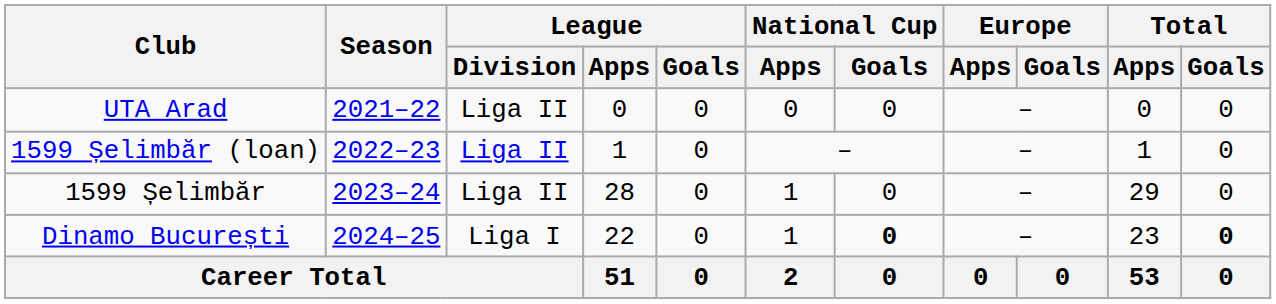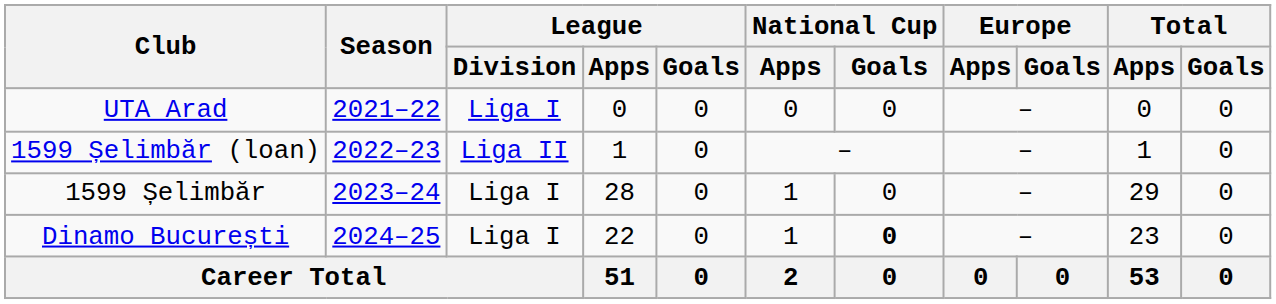(514, 110) Liga II -> (514, 110) Liga I
(514, 194) Liga II -> (514, 194) Liga I
(1226, 236) bold -> (1226, 236) normal
